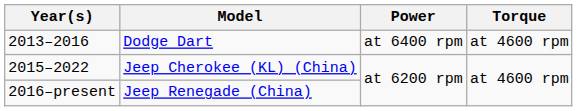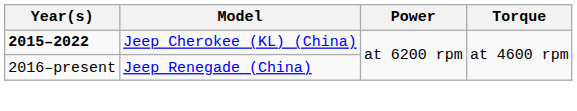- row: (168, 42)
(49, 67) normal -> (49, 42) bold
